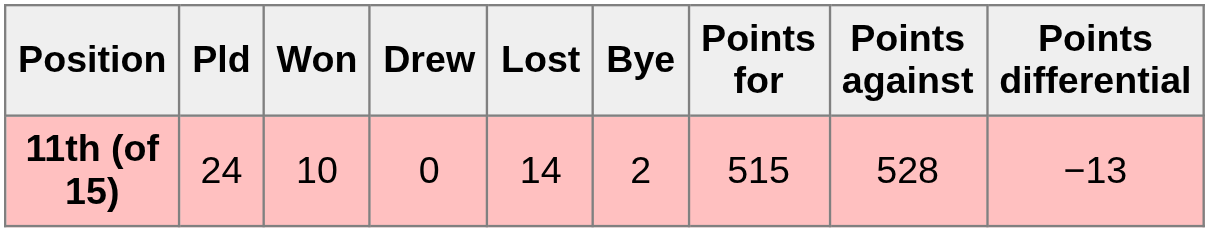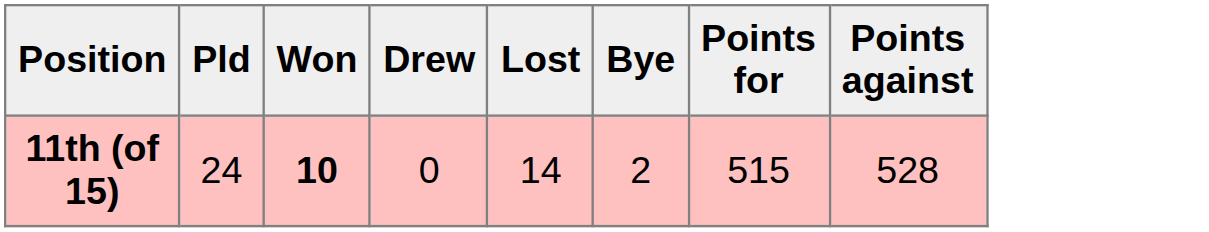- column: (1095, 59)
(317, 170) normal -> (317, 170) bold
